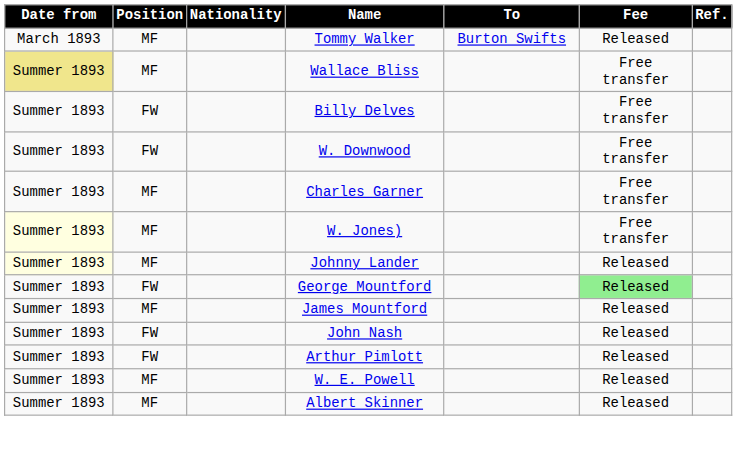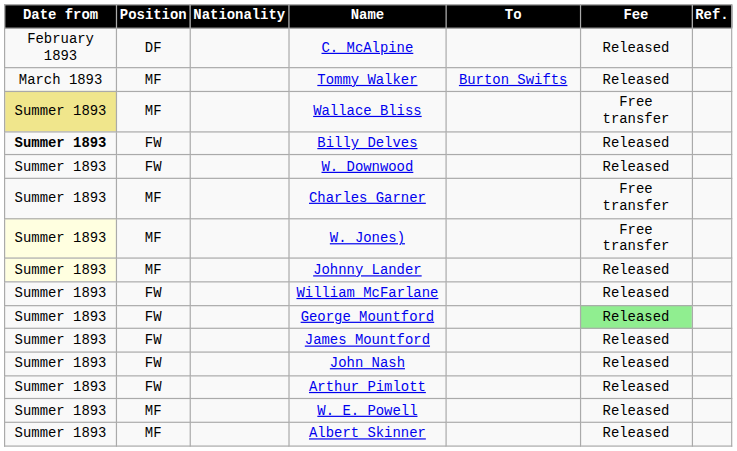+ row: (367, 48)
(59, 111) normal -> (61, 143) bold
(636, 111) Free transfer -> (636, 143) Released
(636, 151) Free transfer -> (636, 166) Released
+ row: (367, 293)
(150, 310) MF -> (153, 340) FW
